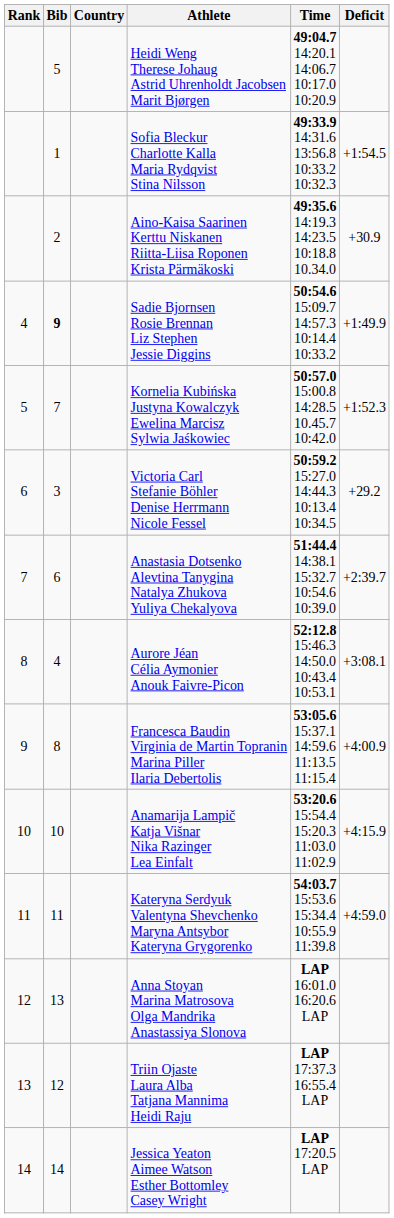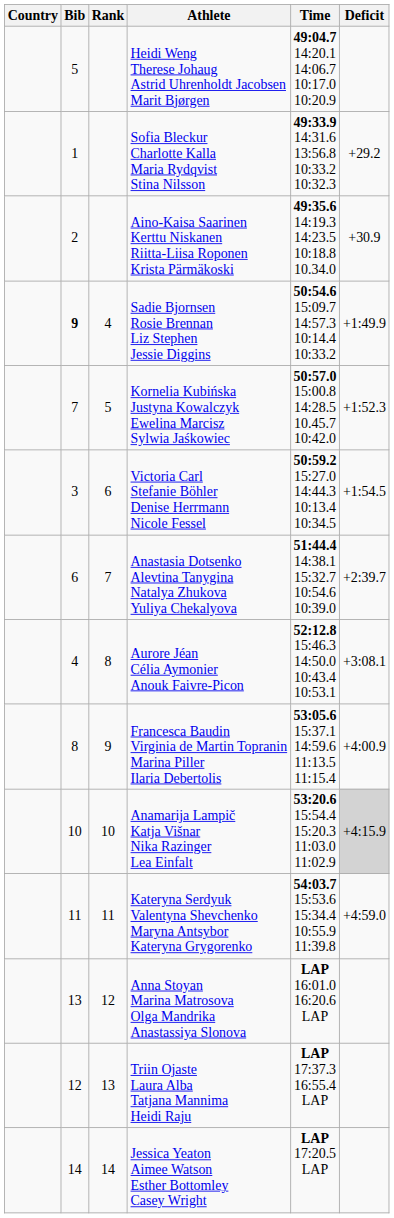columns swapped: (24, 15) <-> (99, 15)
(364, 153) +1:54.5 -> (364, 153) +29.2
(364, 492) +29.2 -> (364, 492) +1:54.5
(364, 831) no background -> (364, 831) lightgrey background
